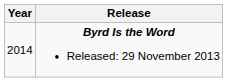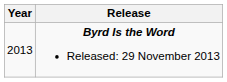(20, 49) 2014 -> (20, 49) 2013
